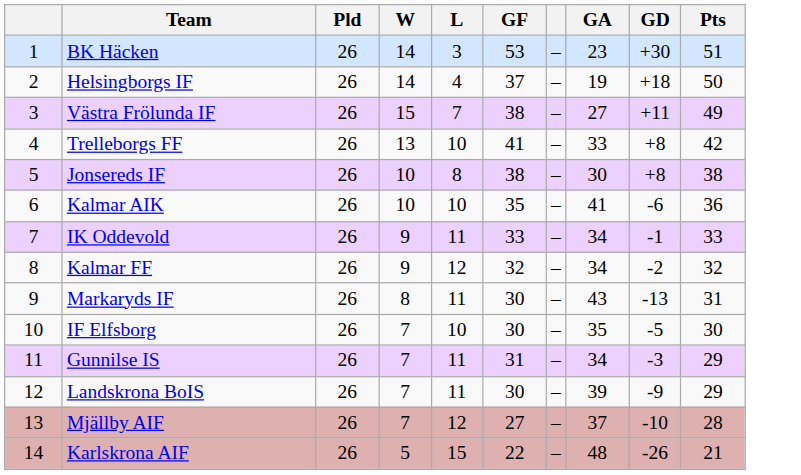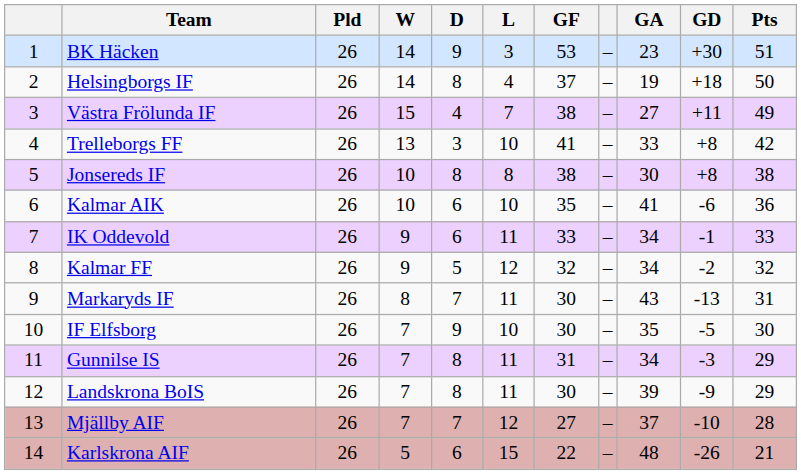+ column: (457, 19)
